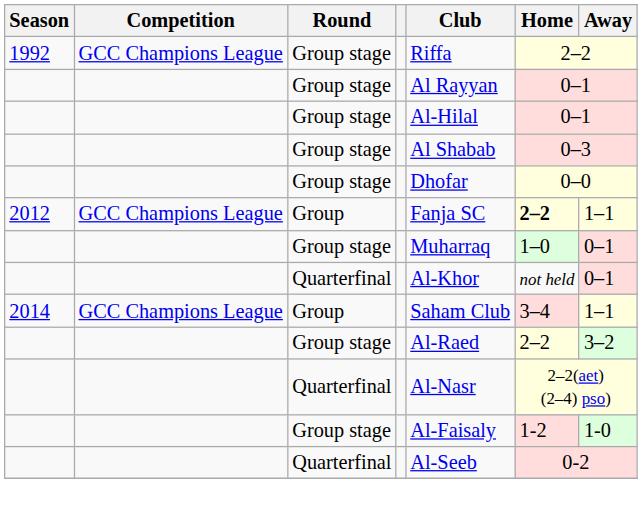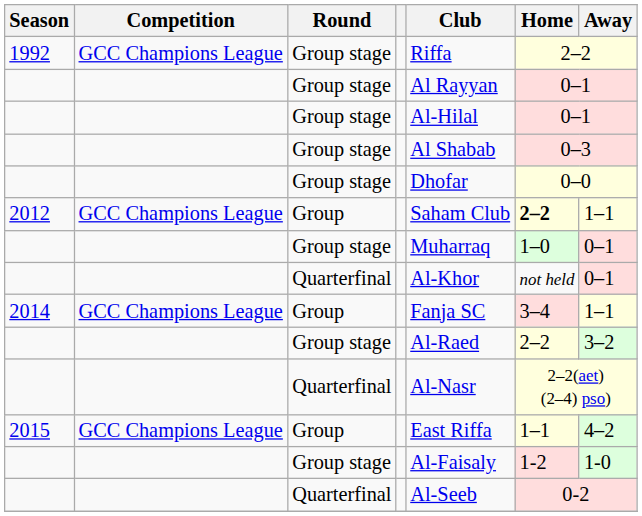(448, 213) Fanja SC -> (460, 213) Saham Club
(460, 310) Saham Club -> (448, 310) Fanja SC
+ row: (30, 430)
